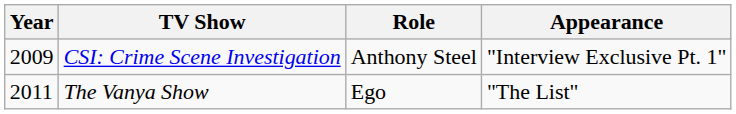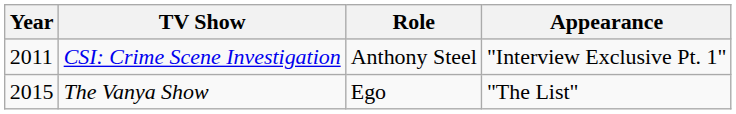(32, 56) 2009 -> (31, 56) 2011
(31, 91) 2011 -> (32, 91) 2015
